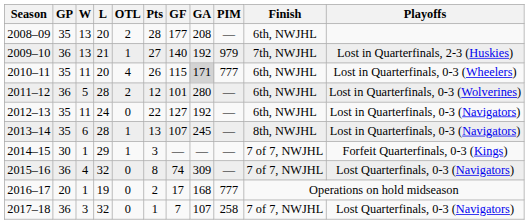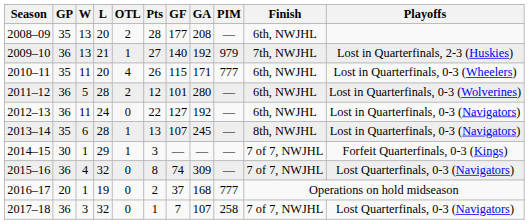(202, 72) lightgrey background -> (202, 72) no background
(65, 111) 35 -> (65, 111) 36
(178, 190) 17 -> (178, 190) 37
